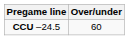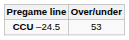(96, 27) 60 -> (96, 27) 53
